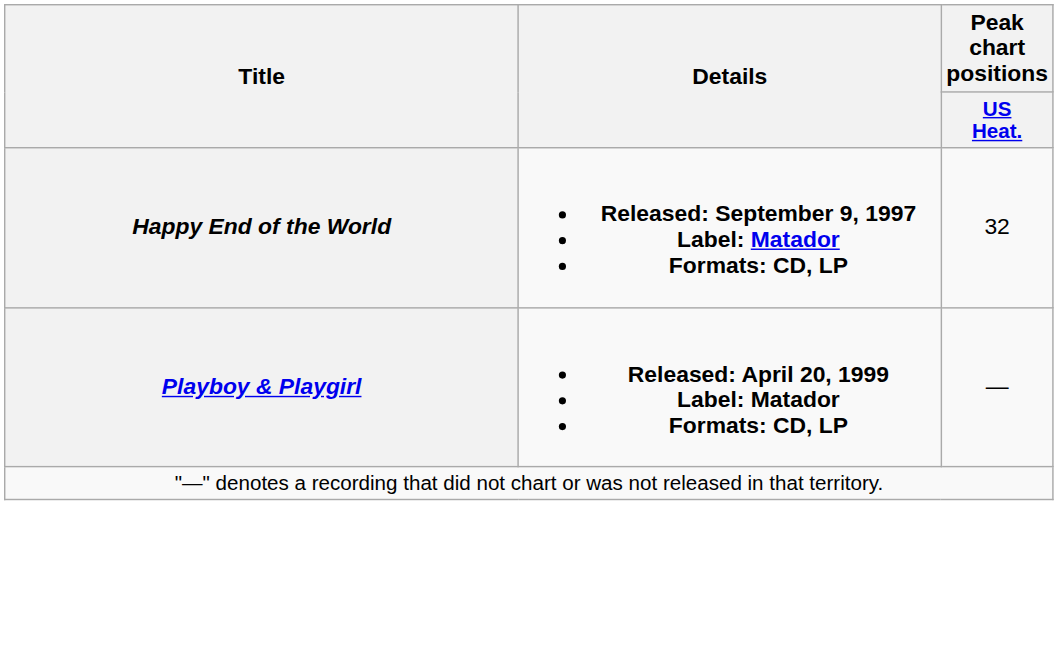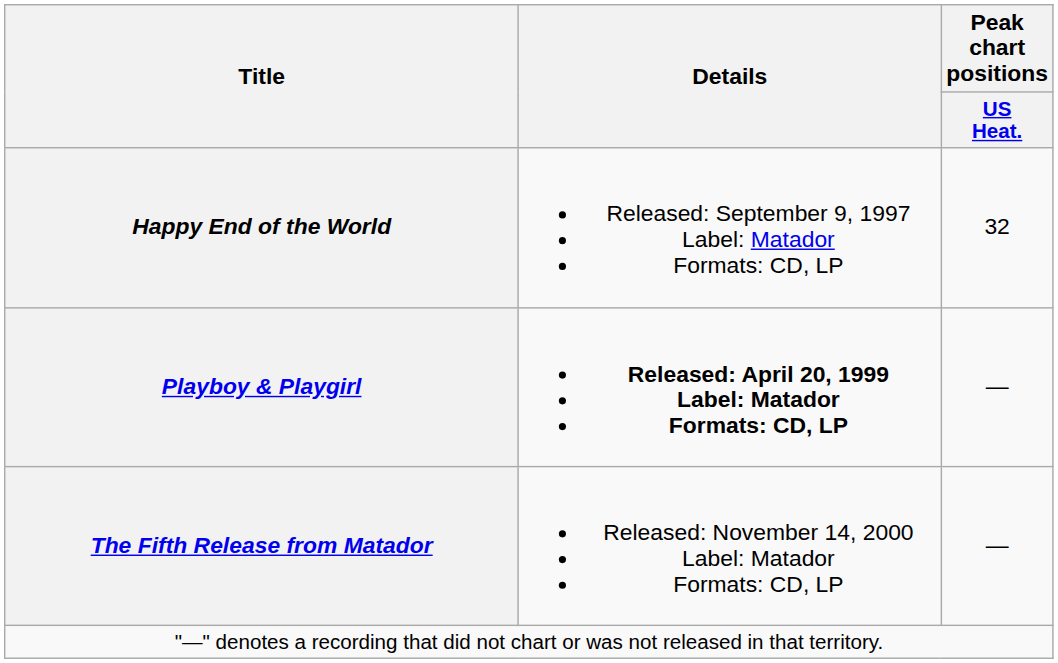(730, 240) bold -> (730, 240) normal
+ row: (262, 545)
